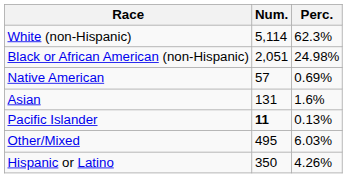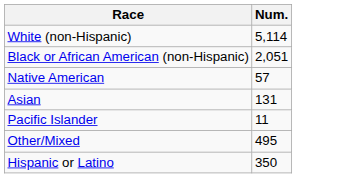- column: (317, 15)
(262, 120) bold -> (262, 120) normal
